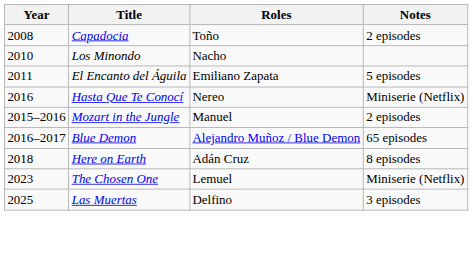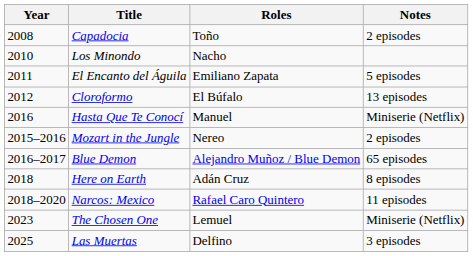+ row: (102, 96)
(208, 96) Nereo -> (212, 117) Manuel
(212, 117) Manuel -> (208, 138) Nereo
+ row: (113, 199)
